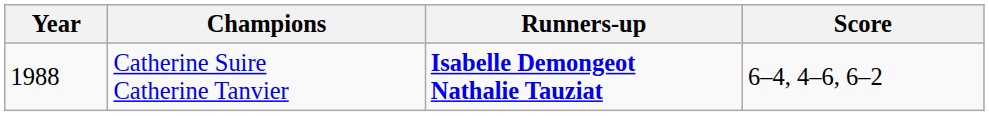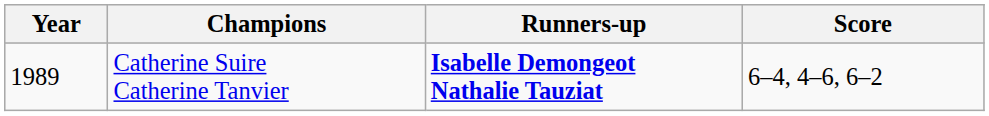(35, 76) 1988 -> (35, 76) 1989
